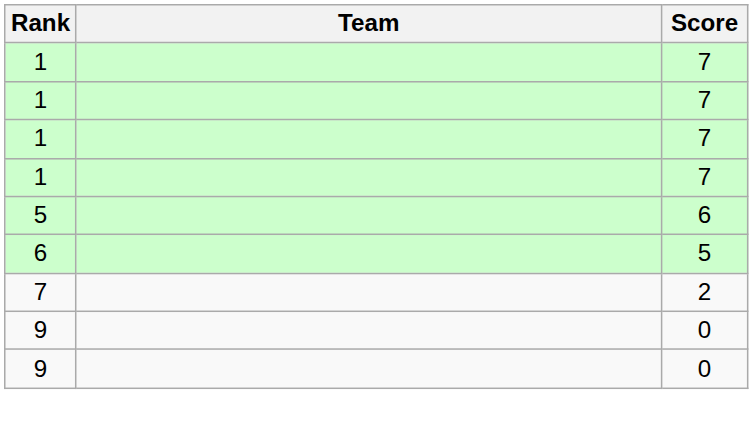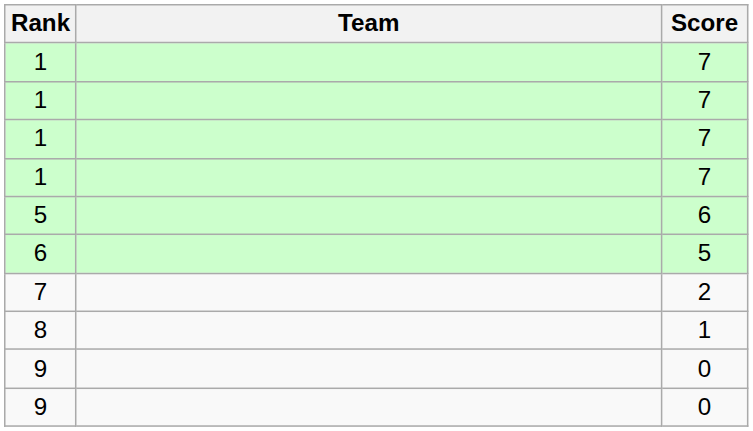+ row: (41, 330)
